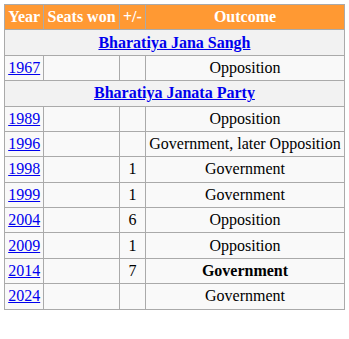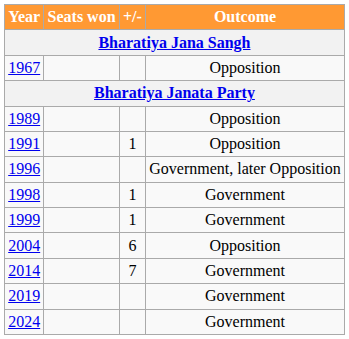+ row: (24, 144)
- row: (24, 245)
(245, 270) bold -> (245, 270) normal
+ row: (24, 296)
